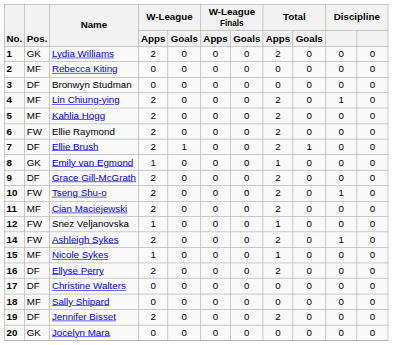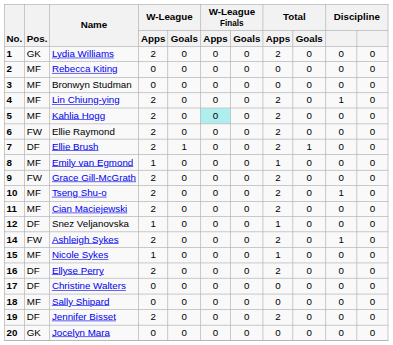(33, 85) DF -> (34, 85) MF
(216, 116) no background -> (216, 116) paleturquoise background
(34, 162) GK -> (34, 162) MF
(33, 178) DF -> (34, 178) FW
(34, 193) FW -> (34, 193) MF
(34, 224) FW -> (33, 224) DF
